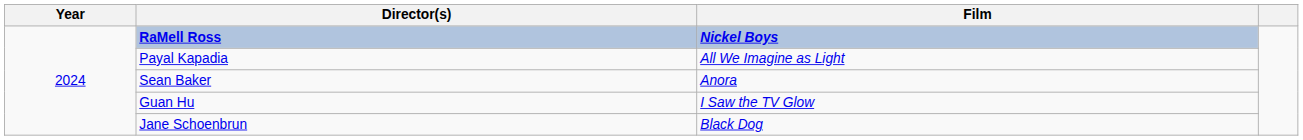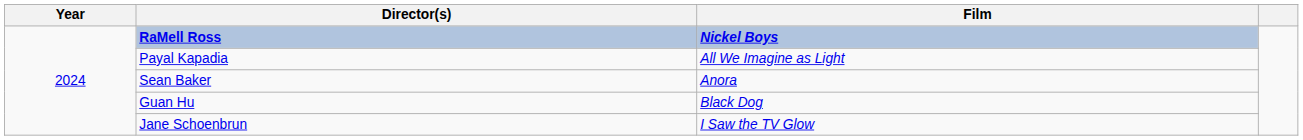(757, 102) I Saw the TV Glow -> (732, 102) Black Dog
(732, 124) Black Dog -> (757, 124) I Saw the TV Glow
